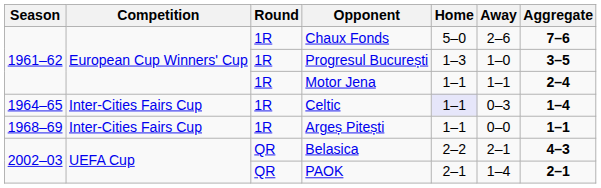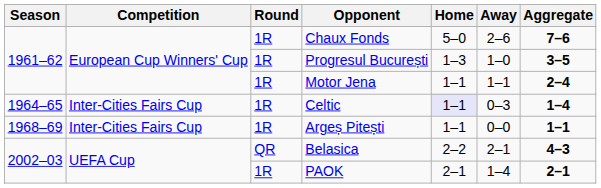(265, 171) QR -> (263, 171) 1R
